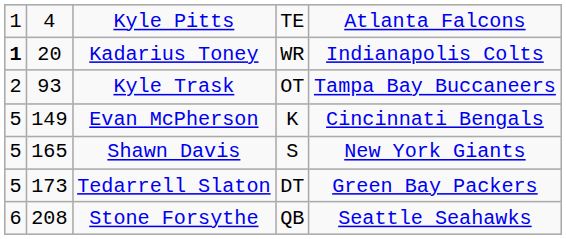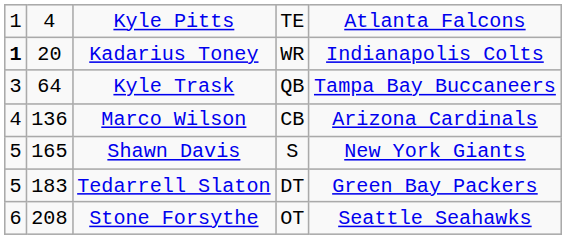(16, 87) 2 -> (16, 87) 3
(49, 87) 93 -> (49, 87) 64
(292, 87) OT -> (292, 87) QB
+ row: (174, 120)
- row: (174, 120)
(49, 185) 173 -> (49, 185) 183
(292, 218) QB -> (292, 218) OT
